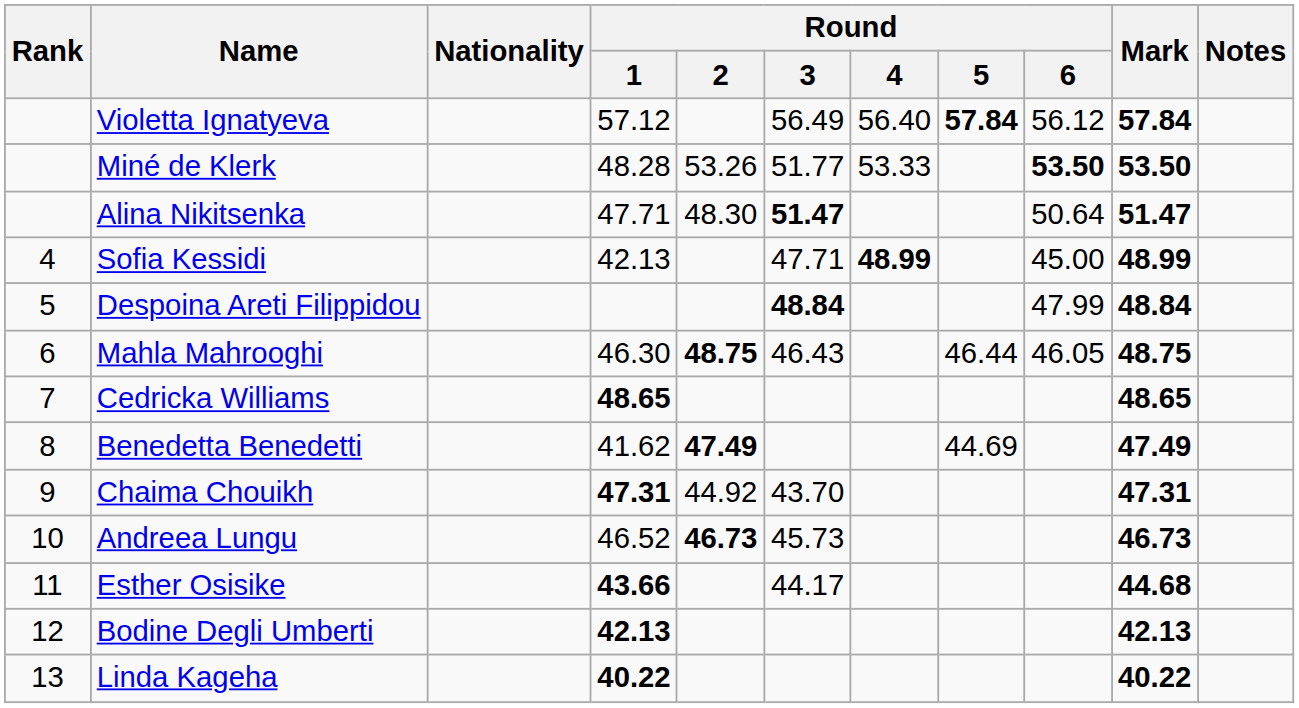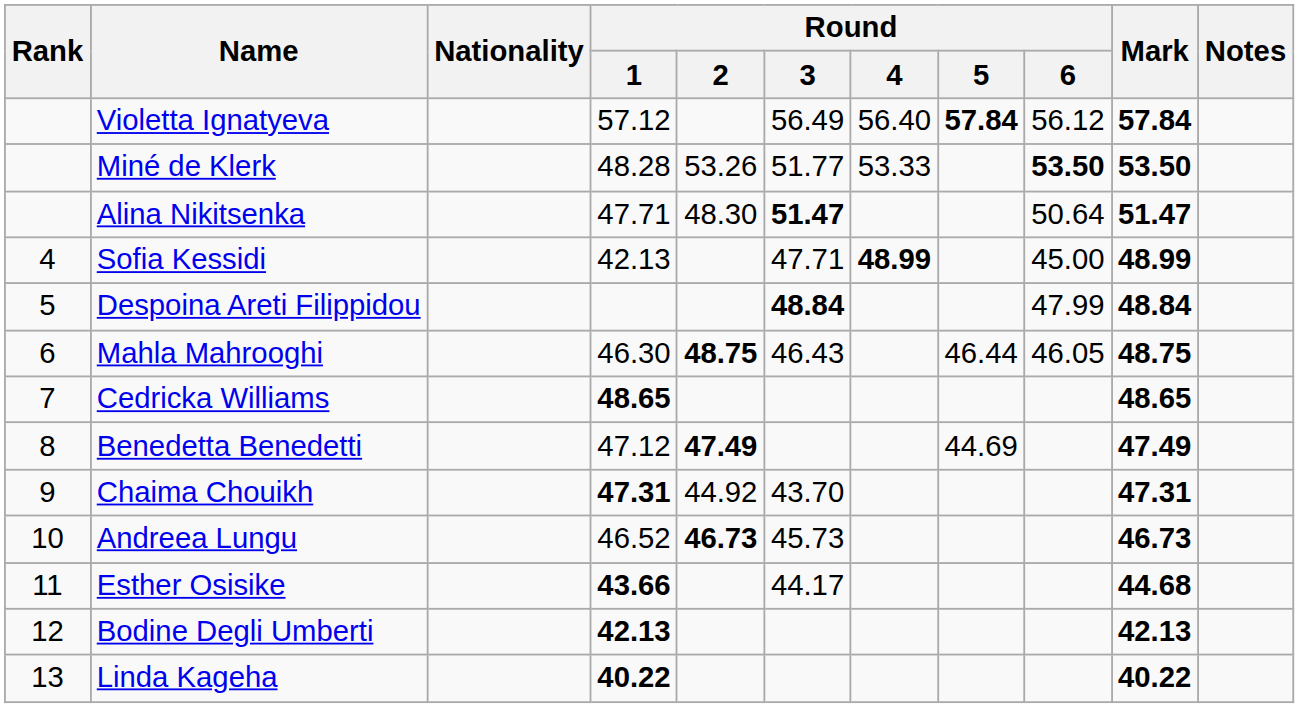(634, 445) 41.62 -> (634, 445) 47.12
